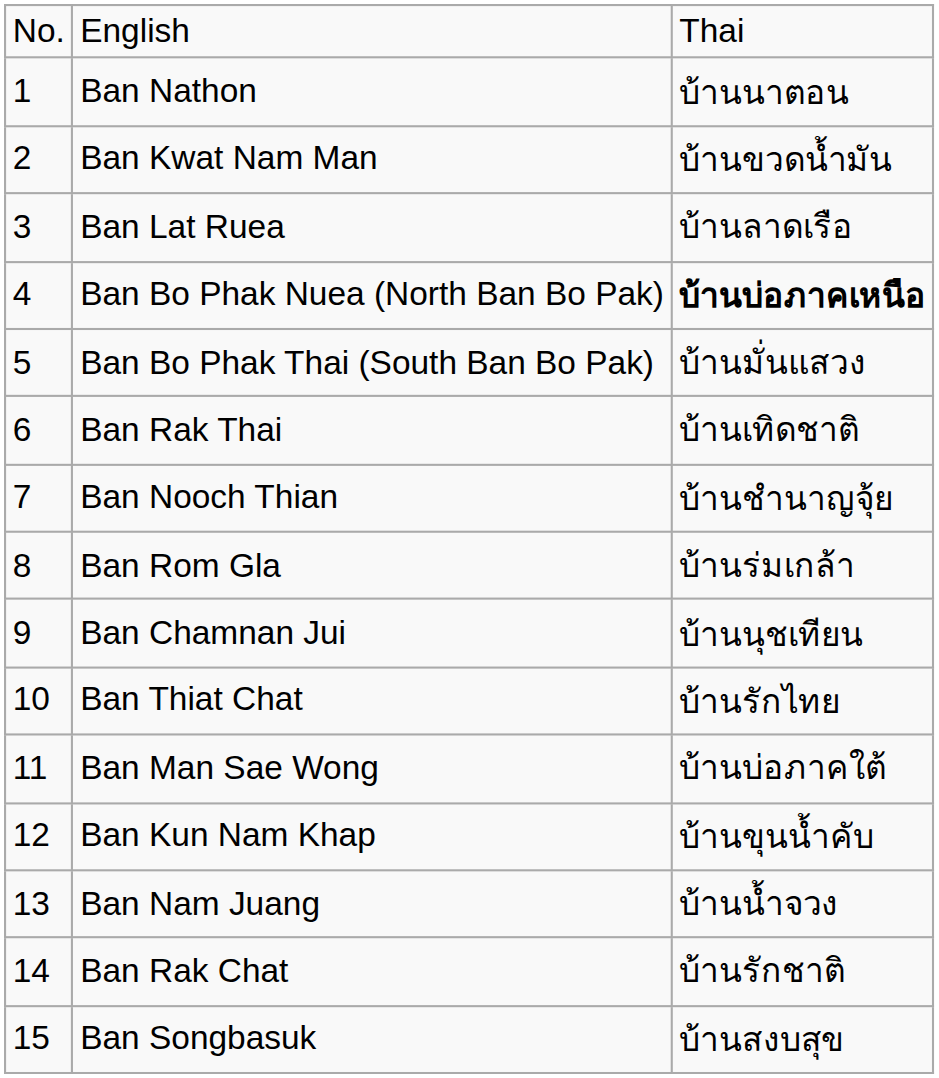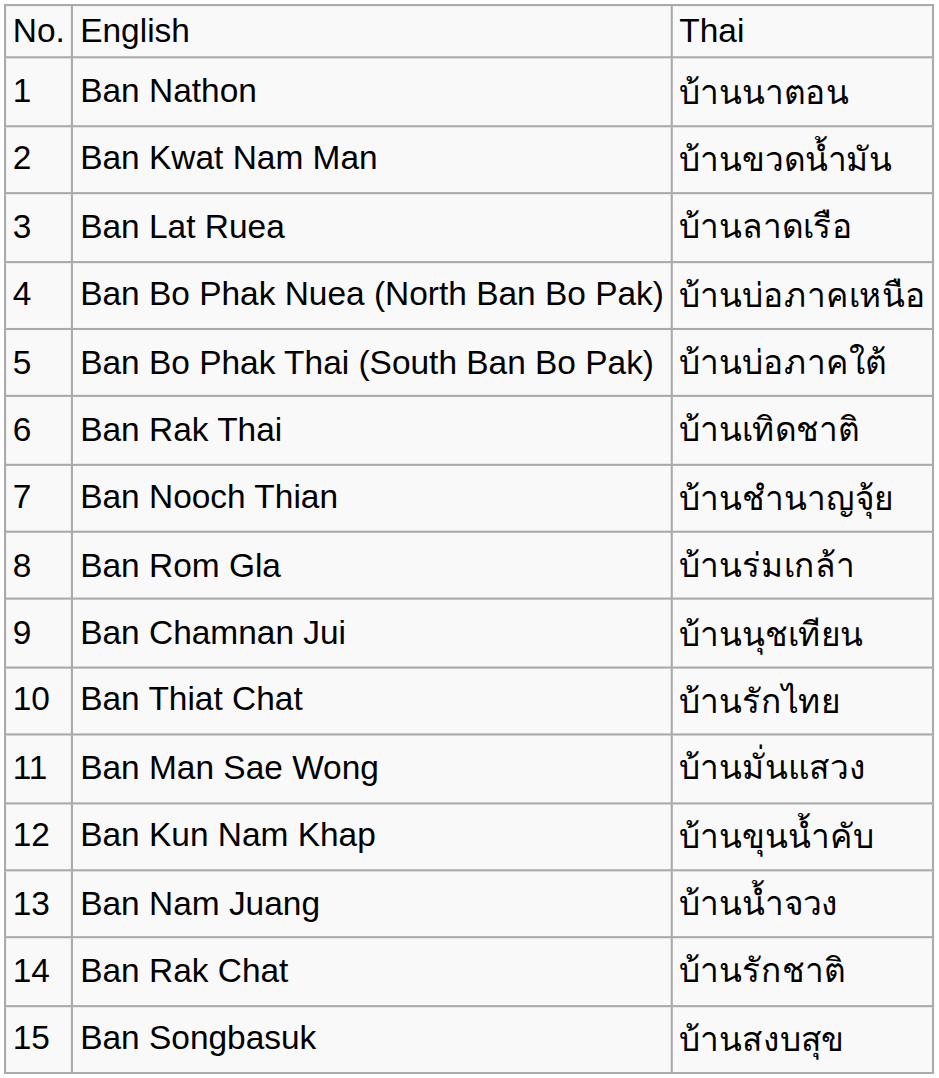(803, 295) bold -> (803, 295) normal
(772, 363) บ้านมั่นแสวง -> (783, 363) บ้านบ่อภาคใต้
(783, 769) บ้านบ่อภาคใต้ -> (772, 769) บ้านมั่นแสวง
